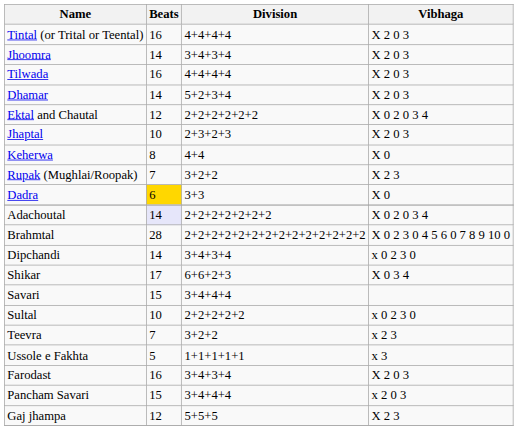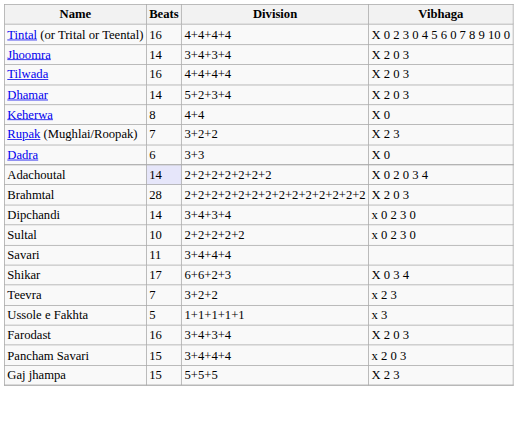(390, 34) X 2 0 3 -> (441, 34) X 0 2 3 0 4 5 6 0 7 8 9 10 0
- row: (53, 114)
- row: (25, 134)
(152, 194) gold background -> (152, 154) no background
(441, 235) X 0 2 3 0 4 5 6 0 7 8 9 10 0 -> (390, 194) X 2 0 3
rows swapped: (24, 275) <-> (22, 315)
(156, 295) 15 -> (155, 255) 11
(156, 415) 12 -> (156, 375) 15
